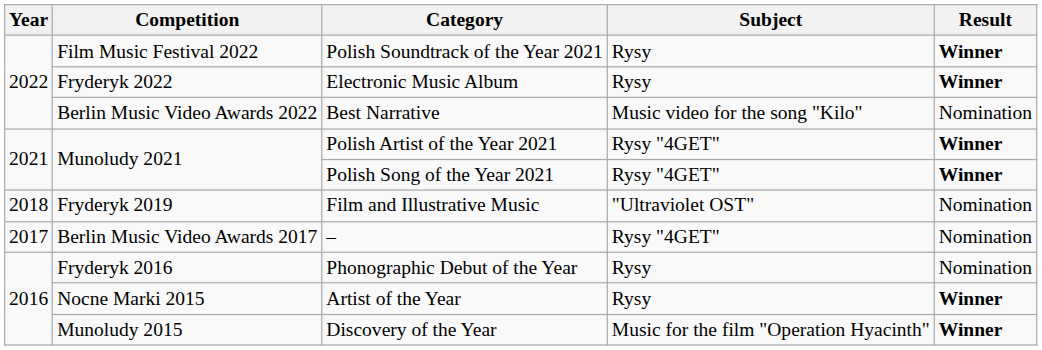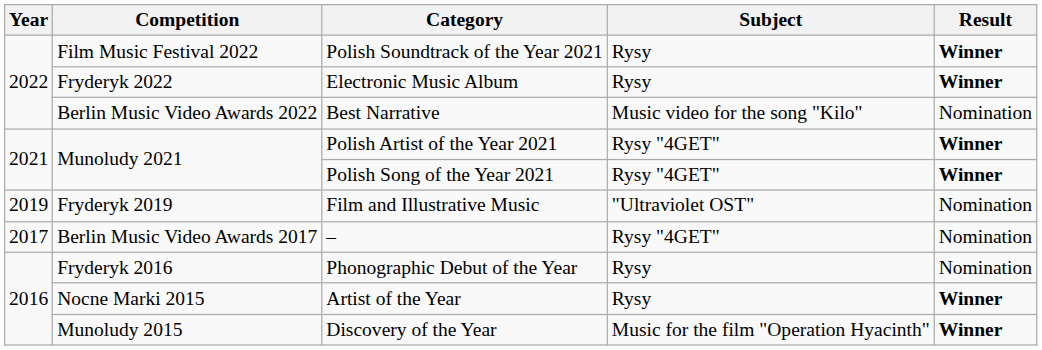(29, 205) 2018 -> (29, 205) 2019
